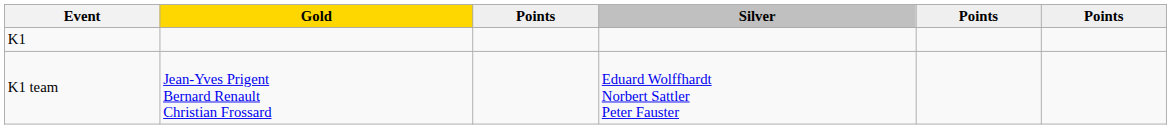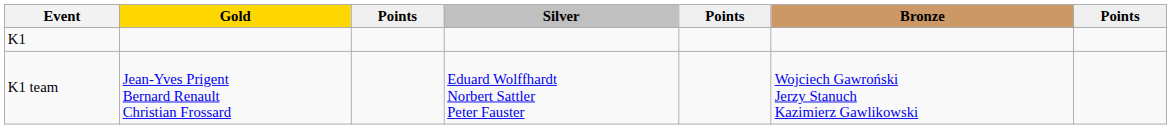+ column: (922, 16)
